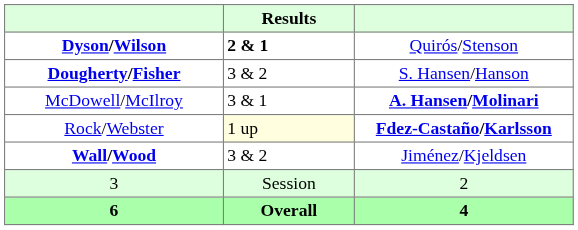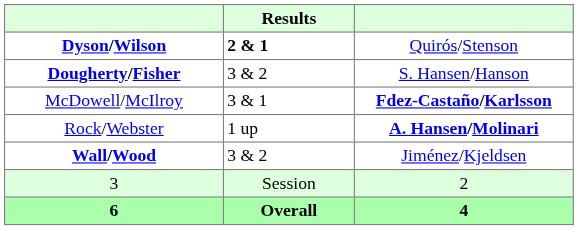(464, 100) A. Hansen/Molinari -> (464, 100) Fdez-Castaño/Karlsson
(243, 128) lightyellow background -> (243, 128) no background
(464, 128) Fdez-Castaño/Karlsson -> (464, 128) A. Hansen/Molinari
